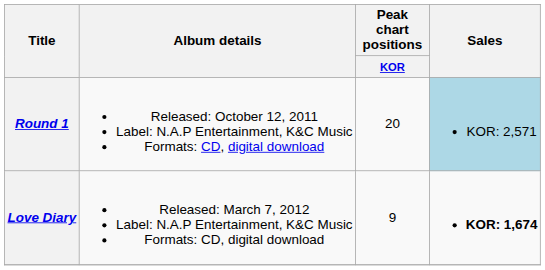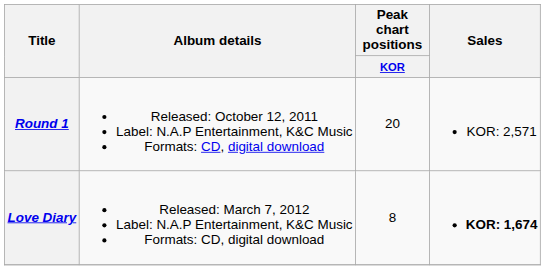(485, 132) lightblue background -> (485, 132) no background
(392, 217) 9 -> (392, 217) 8
